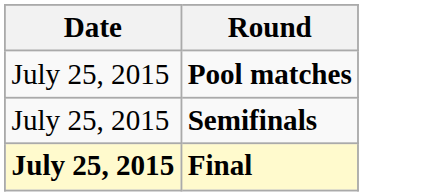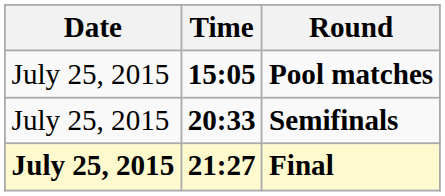+ column: (222, 27)
